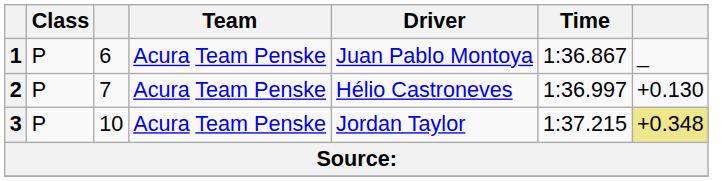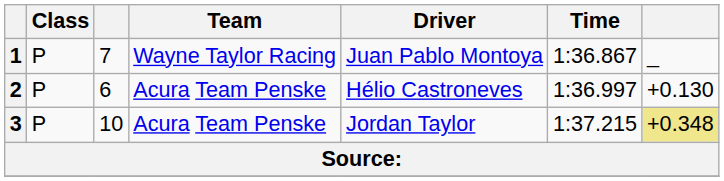(105, 55) 6 -> (105, 55) 7
(230, 55) Acura Team Penske -> (235, 55) Wayne Taylor Racing
(105, 90) 7 -> (105, 90) 6
